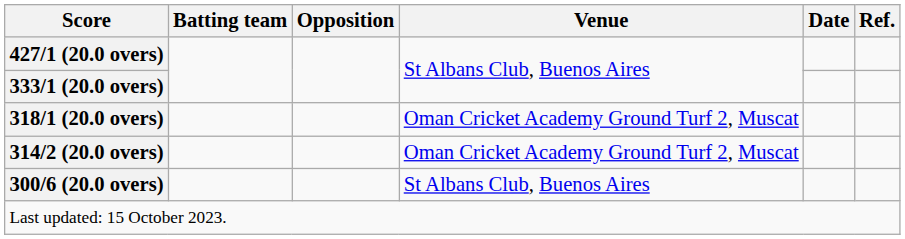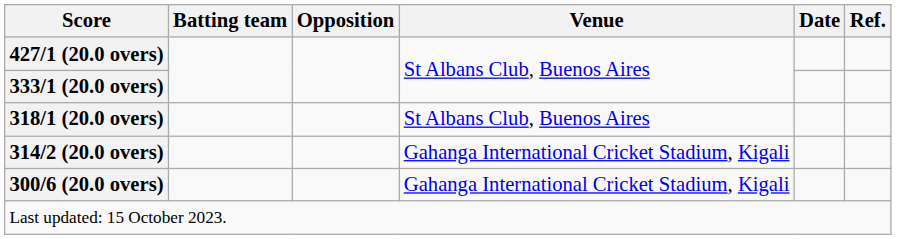(601, 119) Oman Cricket Academy Ground Turf 2, Muscat -> (527, 119) St Albans Club, Buenos Aires
(601, 151) Oman Cricket Academy Ground Turf 2, Muscat -> (597, 151) Gahanga International Cricket Stadium, Kigali
(527, 184) St Albans Club, Buenos Aires -> (597, 184) Gahanga International Cricket Stadium, Kigali
